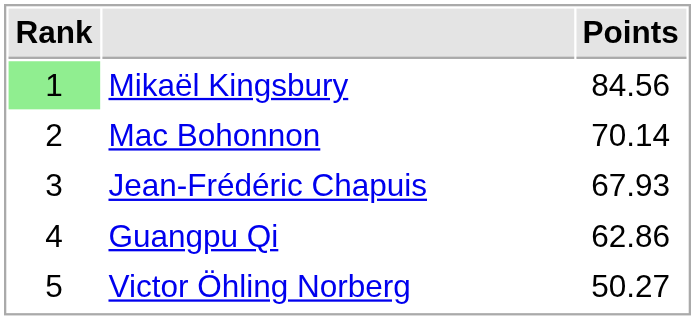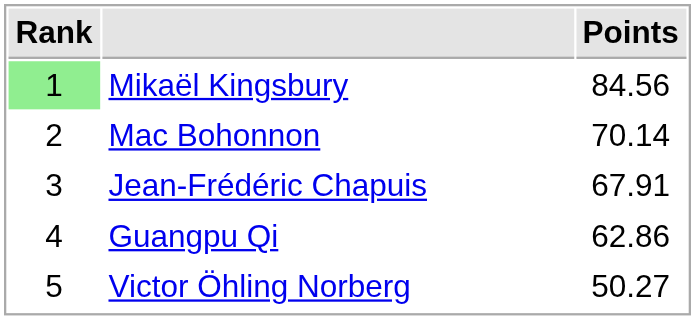(631, 186) 67.93 -> (631, 186) 67.91
